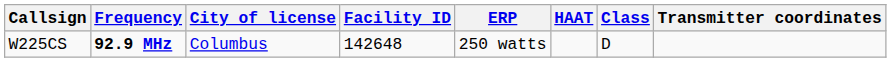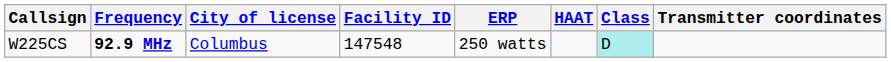(373, 44) 142648 -> (373, 44) 147548
(606, 44) no background -> (606, 44) paleturquoise background
